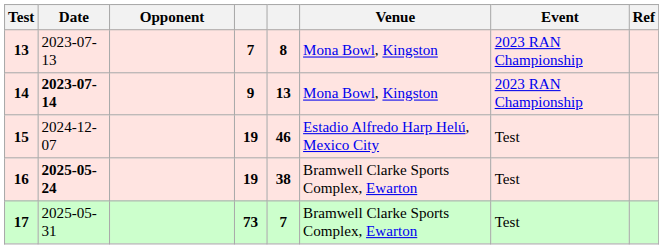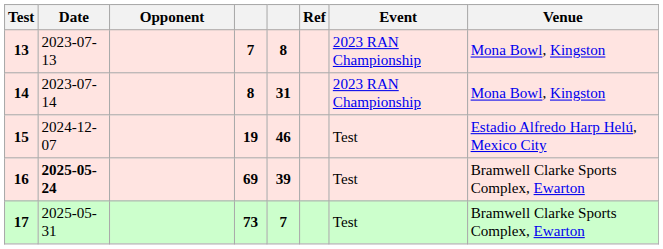columns swapped: (395, 17) <-> (644, 17)
(69, 94) bold -> (69, 94) normal
(250, 94) 9 -> (250, 94) 8
(283, 94) 13 -> (283, 94) 31
(250, 179) 19 -> (250, 179) 69
(283, 179) 38 -> (283, 179) 39
